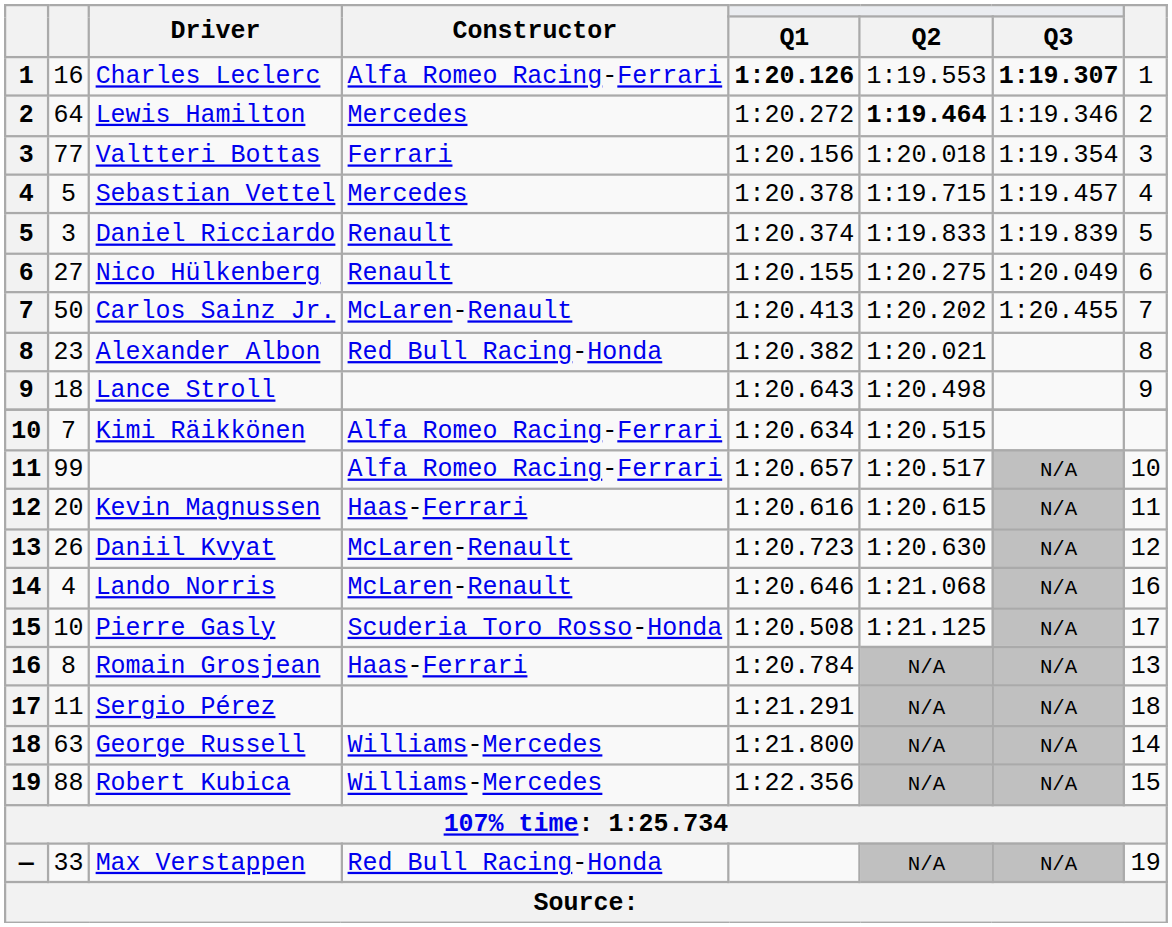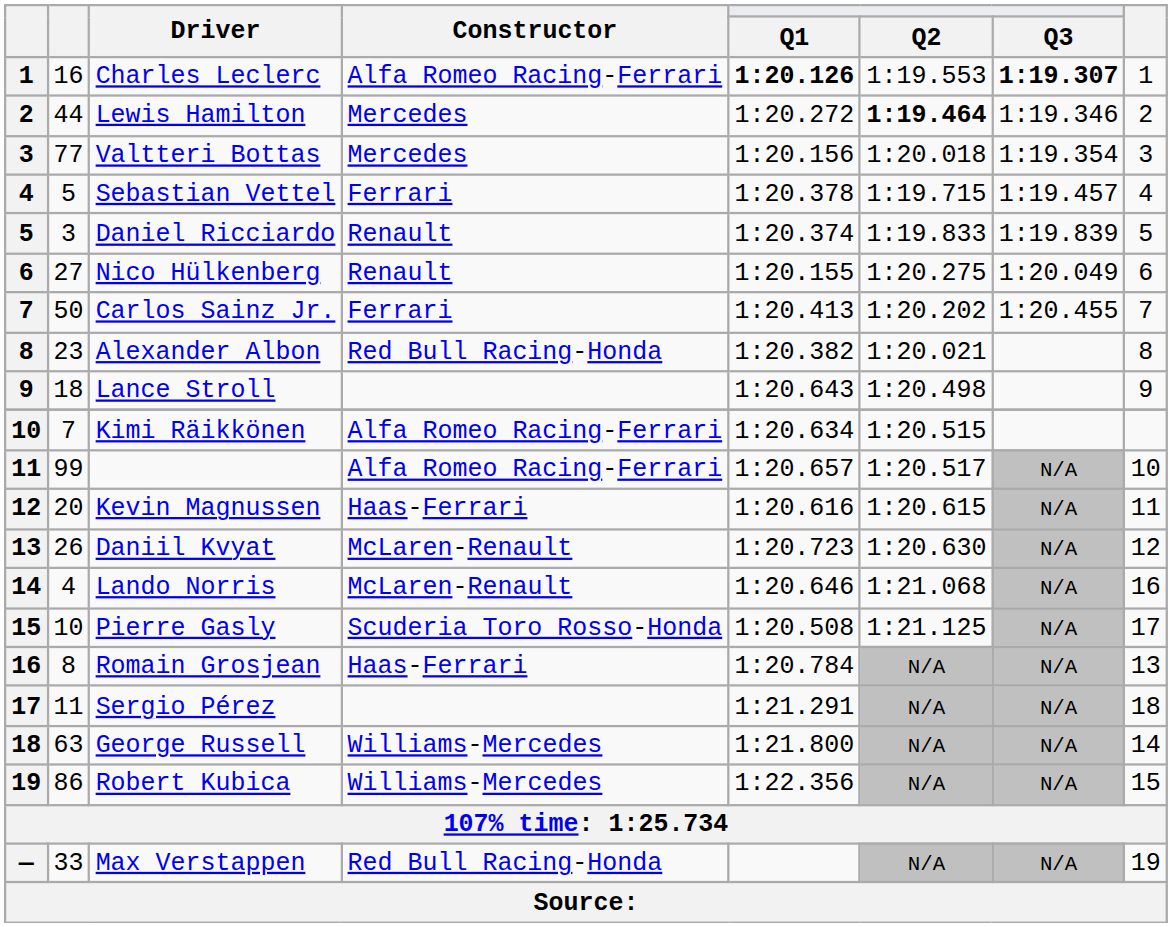(68, 116) 64 -> (68, 116) 44
(400, 155) Ferrari -> (408, 155) Mercedes
(408, 194) Mercedes -> (400, 194) Ferrari
(460, 312) McLaren-Renault -> (400, 312) Ferrari
(68, 784) 88 -> (68, 784) 86
